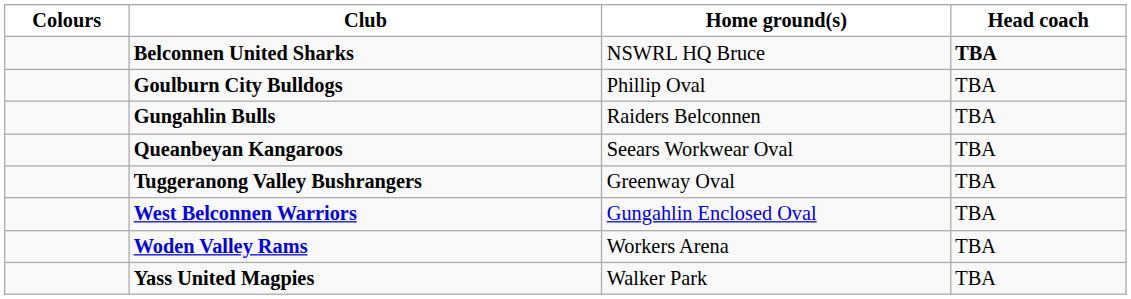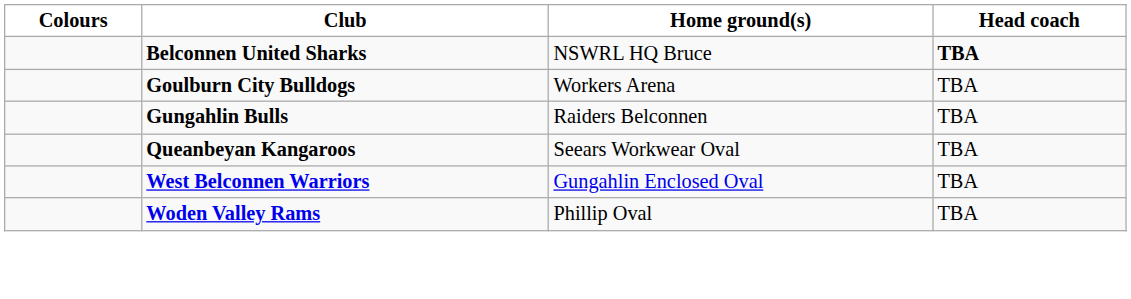(656, 85) Phillip Oval -> (614, 85) Workers Arena
- row: (278, 181)
(668, 246) Workers Arena -> (603, 213) Phillip Oval
- row: (224, 278)
